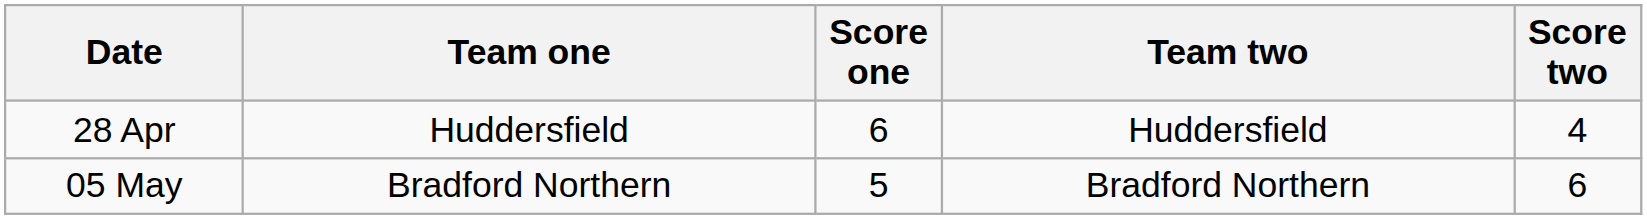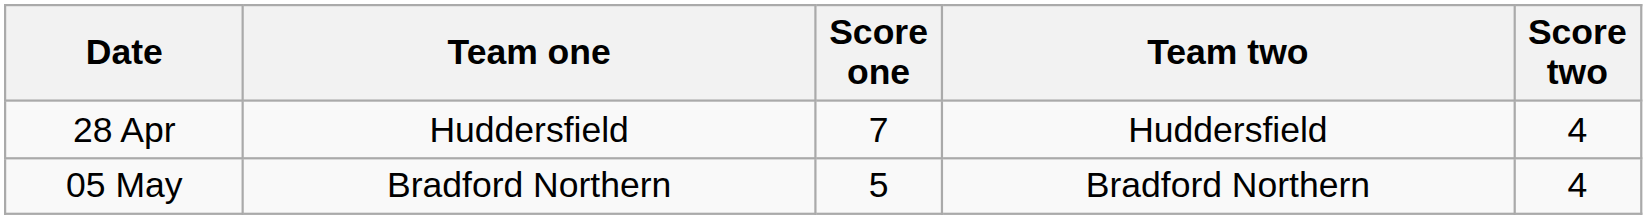(879, 128) 6 -> (879, 128) 7
(1577, 185) 6 -> (1577, 185) 4
